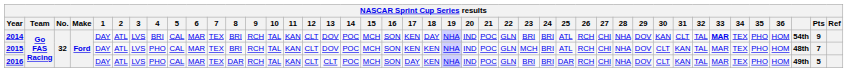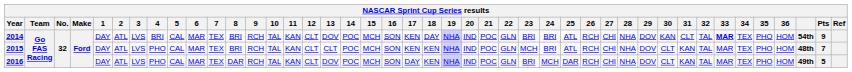(330, 49) DOV -> (330, 49) CLT
(330, 61) CLT -> (330, 61) DOV
(548, 61) BRI -> (550, 61) MCH
